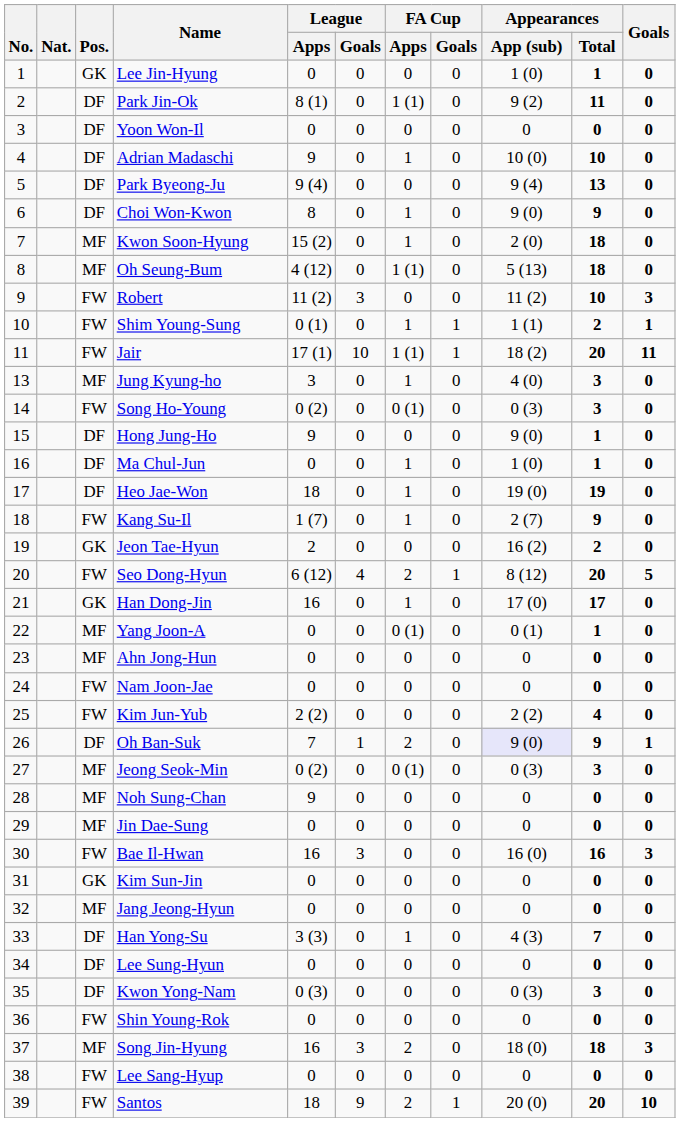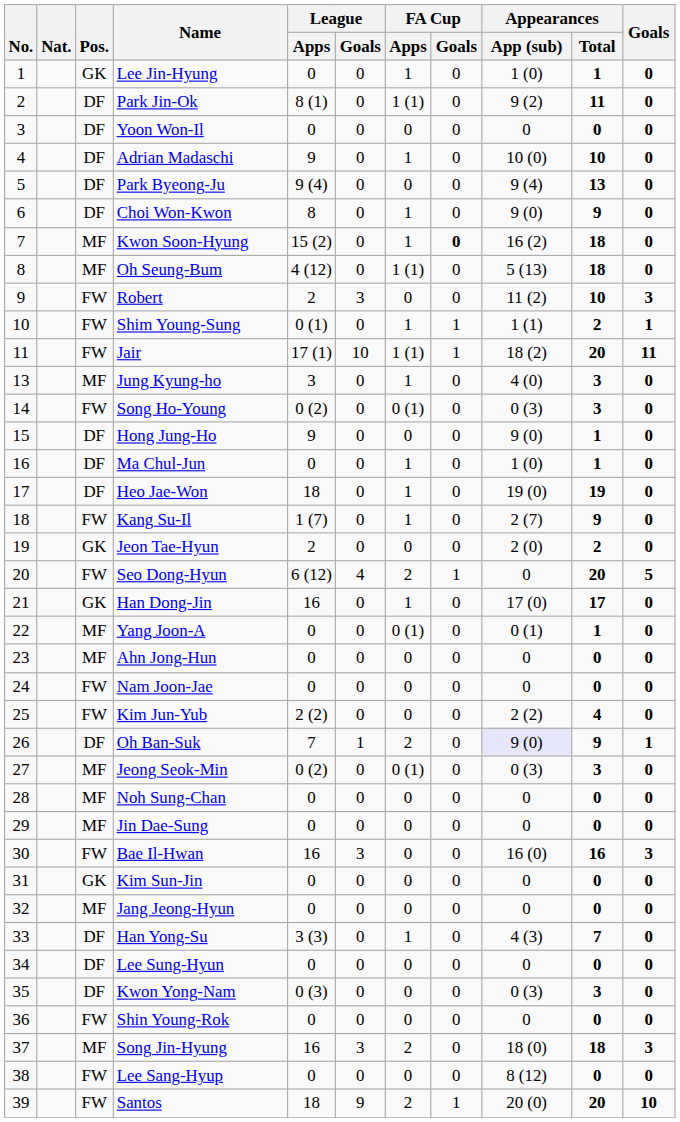(408, 74) 0 -> (408, 74) 1
(456, 241) normal -> (456, 241) bold
(527, 241) 2 (0) -> (527, 241) 16 (2)
(311, 296) 11 (2) -> (311, 296) 2
(527, 547) 16 (2) -> (527, 547) 2 (0)
(527, 574) 8 (12) -> (527, 574) 0
(311, 797) 9 -> (311, 797) 0
(527, 1075) 0 -> (527, 1075) 8 (12)
